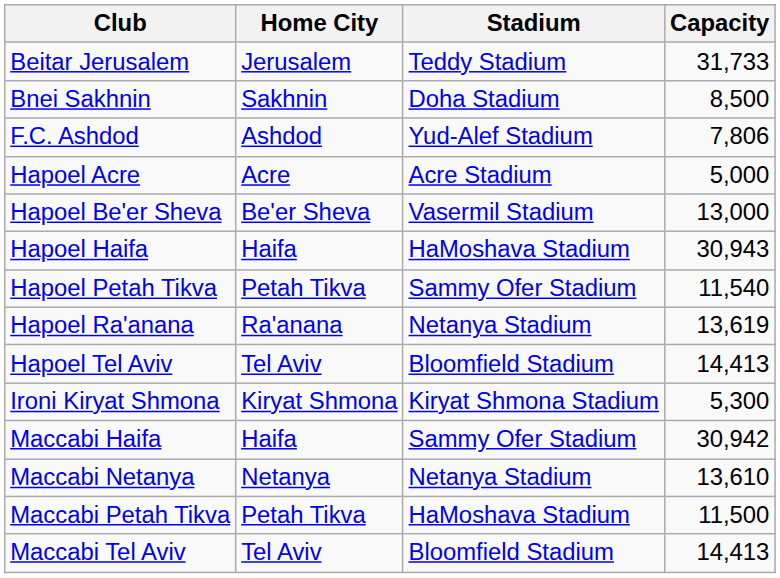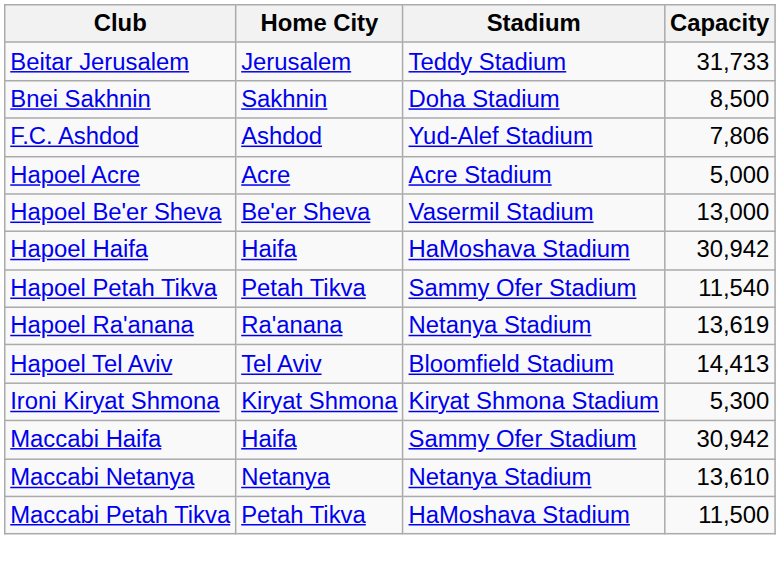(733, 250) 30,943 -> (733, 250) 30,942
- row: (98, 552)
